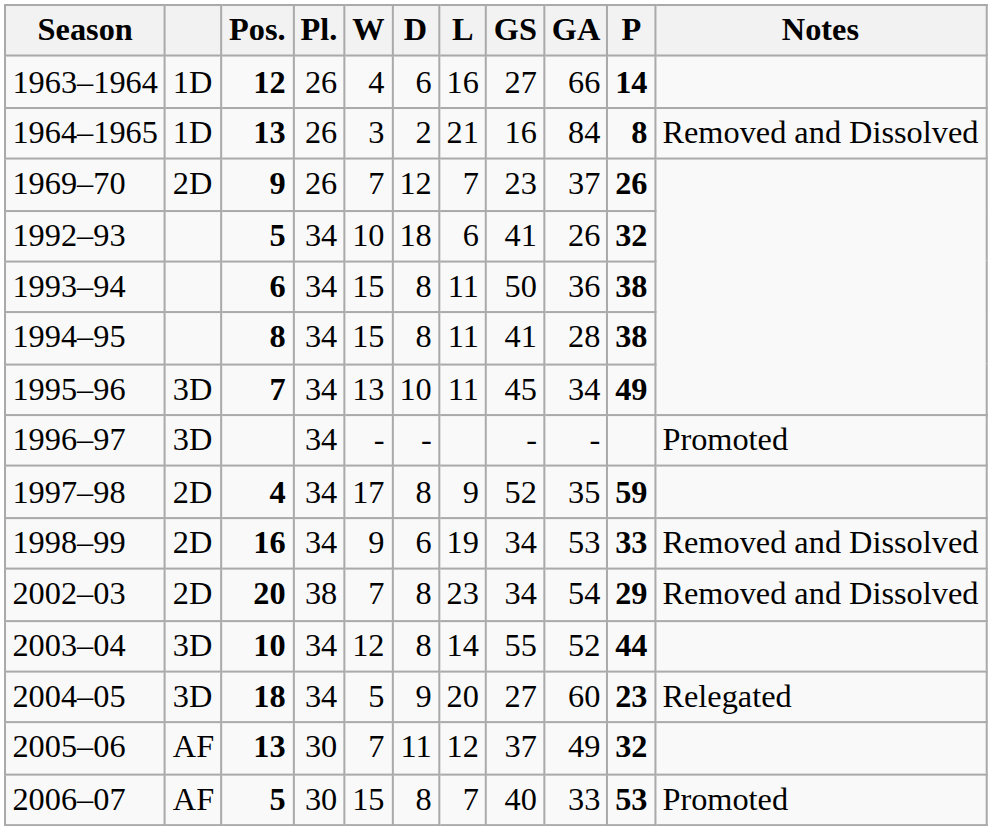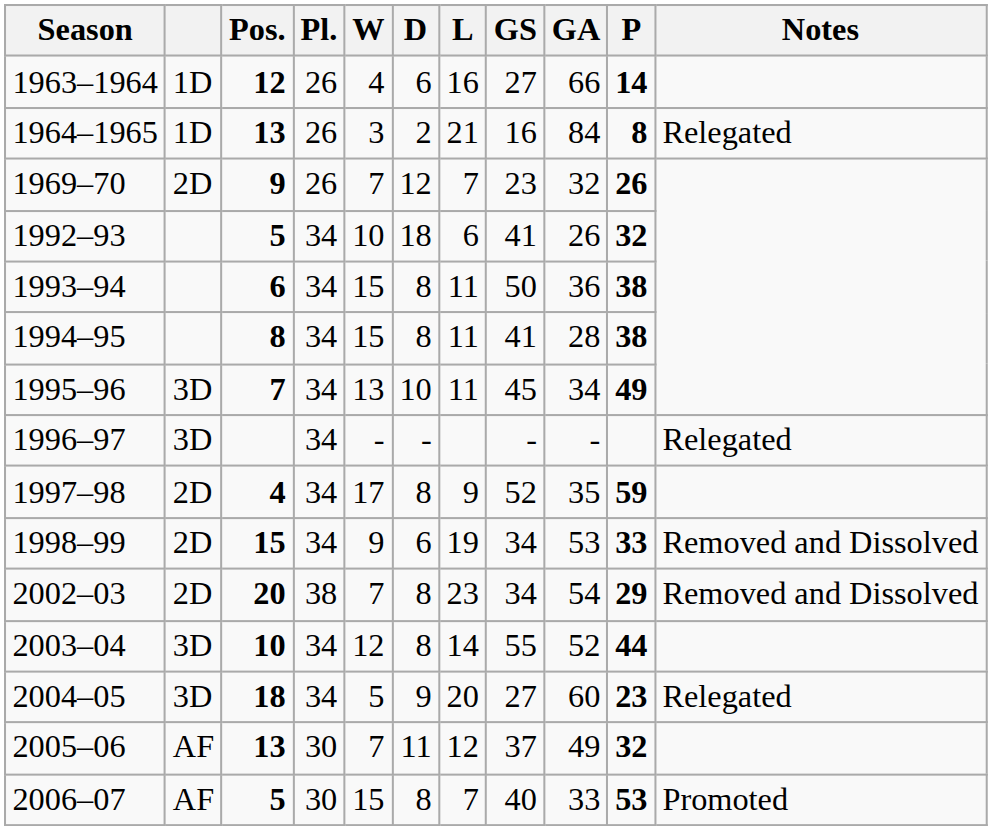(820, 132) Removed and Dissolved -> (727, 132) Relegated
(584, 183) 37 -> (584, 183) 32
(725, 440) Promoted -> (727, 440) Relegated
(269, 542) 16 -> (269, 542) 15
